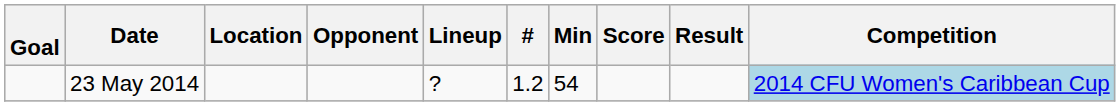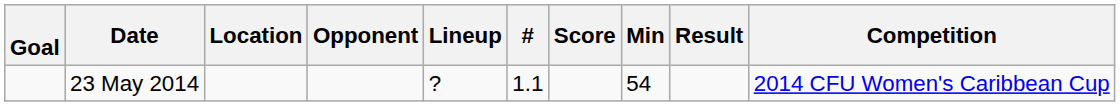columns swapped: (573, 35) <-> (634, 35)
(528, 83) 1.2 -> (528, 83) 1.1
(932, 83) lightblue background -> (932, 83) no background
